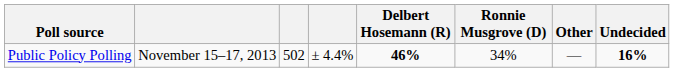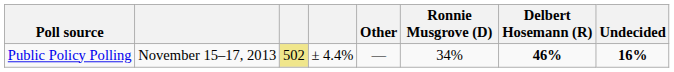columns swapped: (406, 24) <-> (574, 32)
(294, 55) no background -> (294, 55) khaki background
